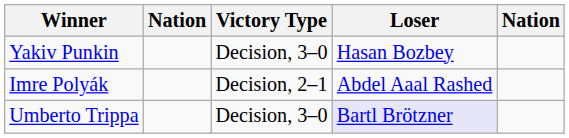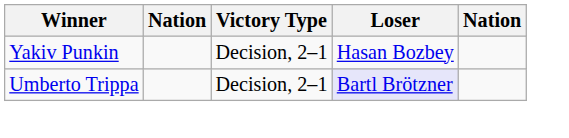(271, 52) Decision, 3–0 -> (271, 52) Decision, 2–1
- row: (59, 84)
(271, 116) Decision, 3–0 -> (271, 84) Decision, 2–1
